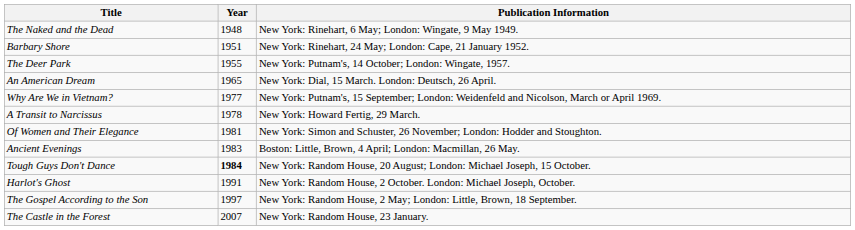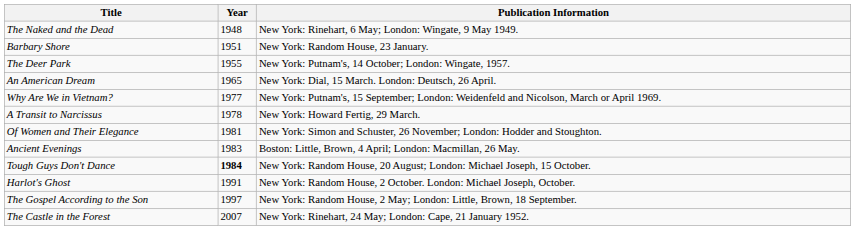(394, 47) New York: Rinehart, 24 May; London: Cape, 21 January 1952. -> (344, 47) New York: Random House, 23 January.
(344, 217) New York: Random House, 23 January. -> (394, 217) New York: Rinehart, 24 May; London: Cape, 21 January 1952.
